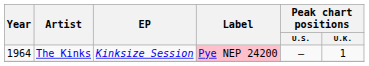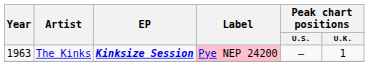(19, 53) 1964 -> (19, 53) 1963
(145, 53) normal -> (145, 53) bold
